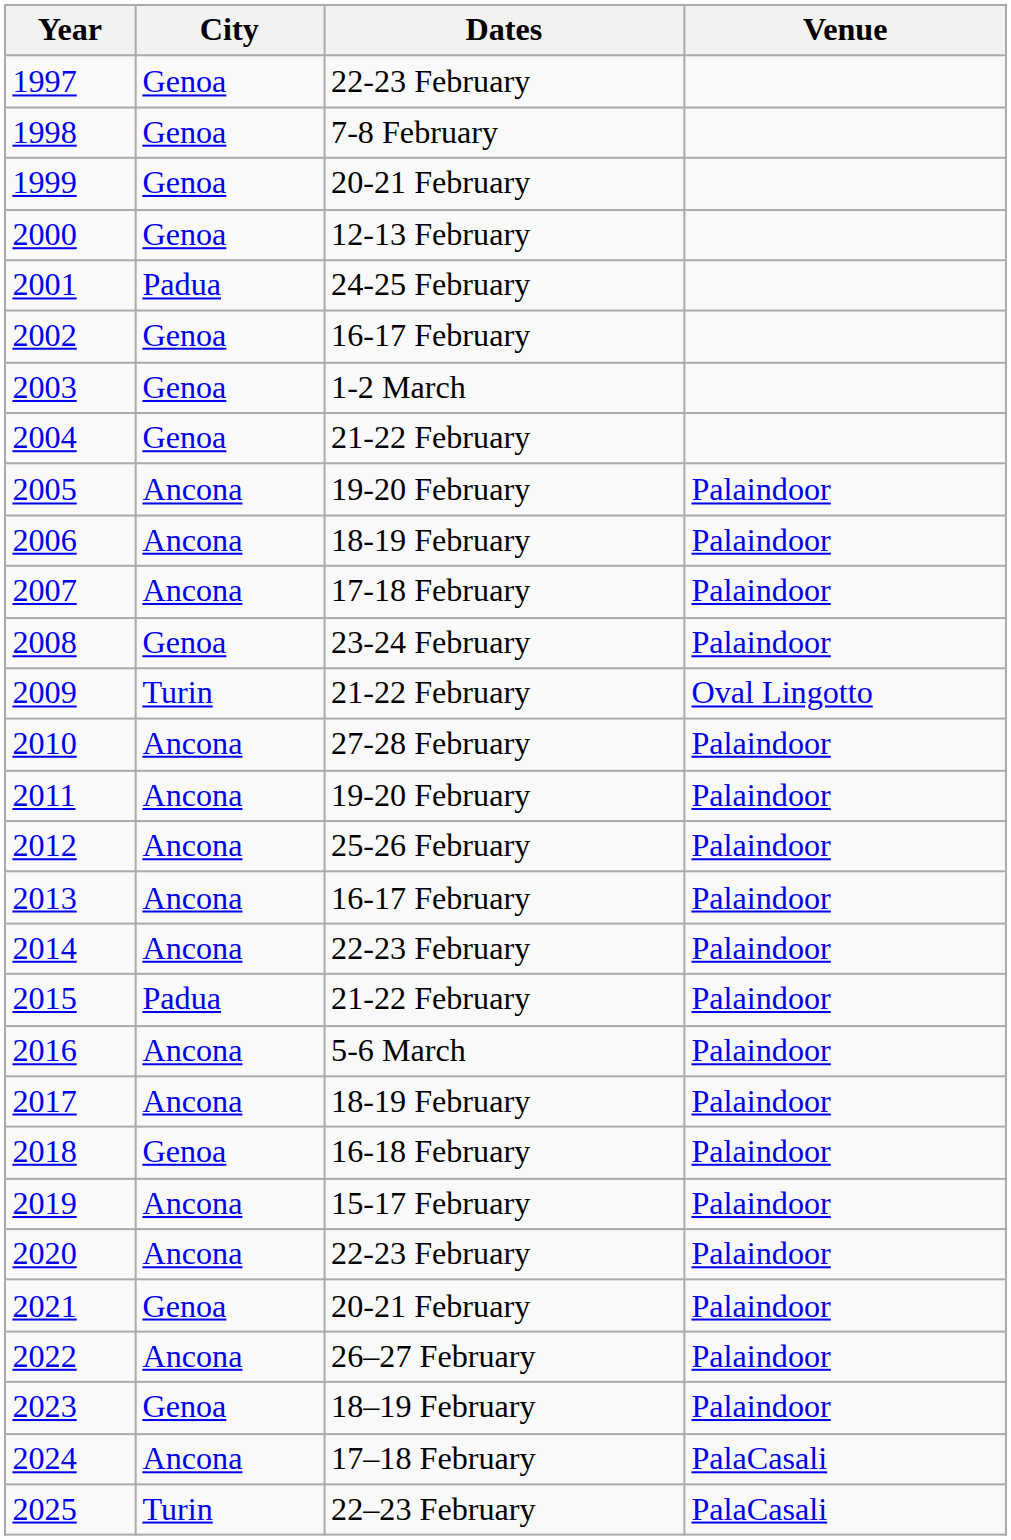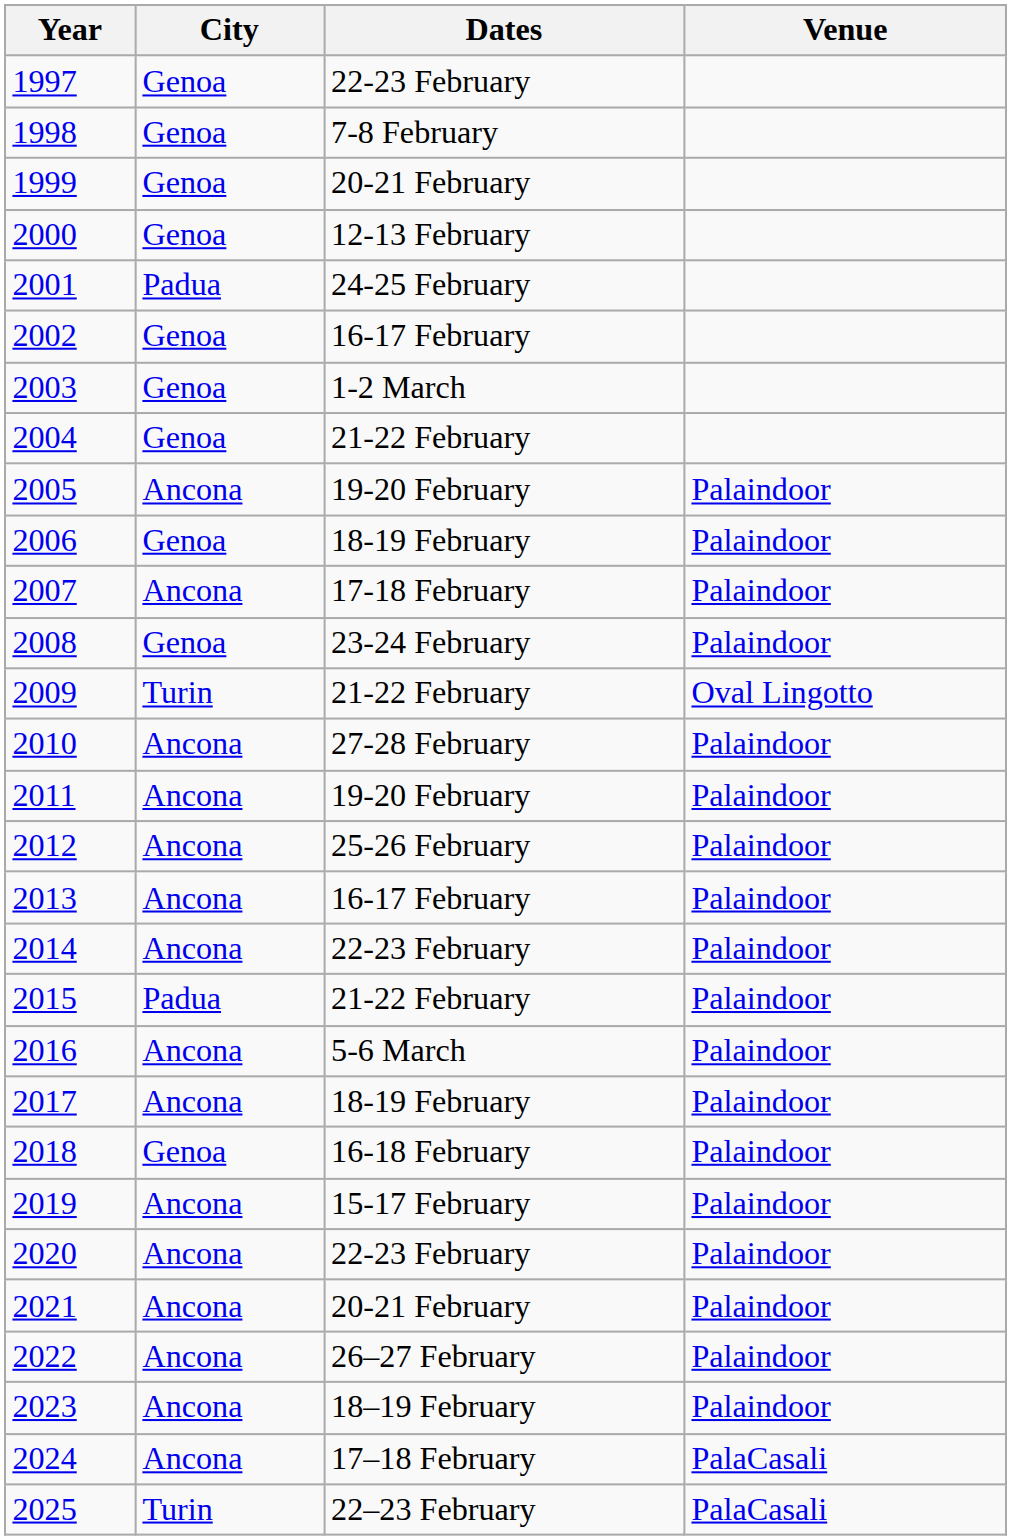(192, 540) Ancona -> (184, 540) Genoa
(184, 1305) Genoa -> (192, 1305) Ancona
(184, 1407) Genoa -> (192, 1407) Ancona
